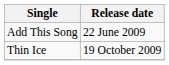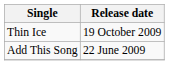rows swapped: (42, 32) <-> (27, 50)
